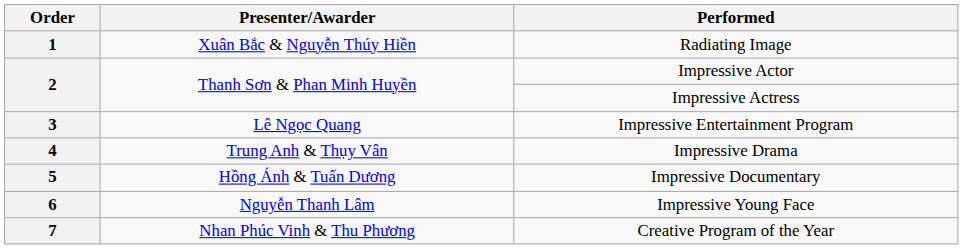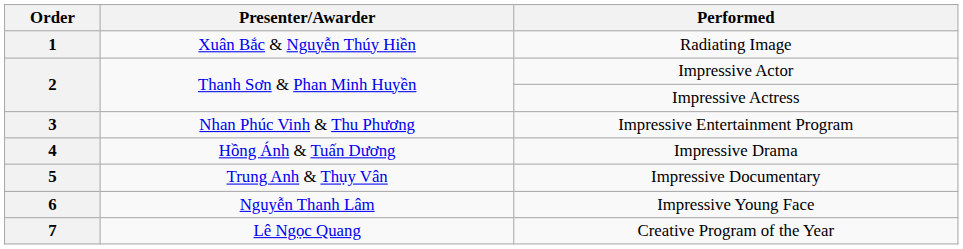(307, 124) Lê Ngọc Quang -> (307, 124) Nhan Phúc Vinh & Thu Phương
(307, 151) Trung Anh & Thụy Vân -> (307, 151) Hồng Ánh & Tuấn Dương
(307, 177) Hồng Ánh & Tuấn Dương -> (307, 177) Trung Anh & Thụy Vân
(307, 230) Nhan Phúc Vinh & Thu Phương -> (307, 230) Lê Ngọc Quang
